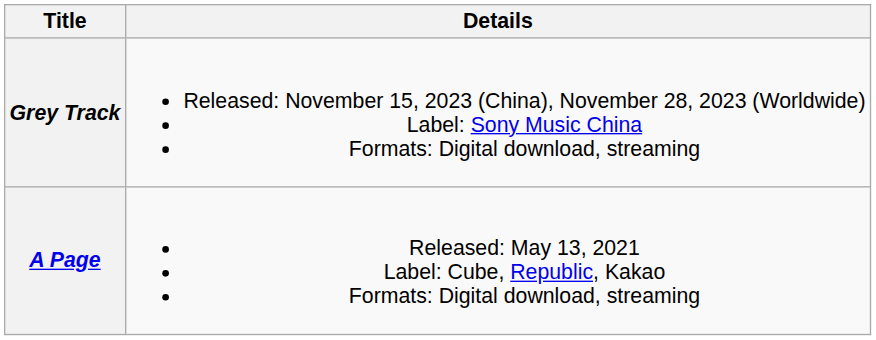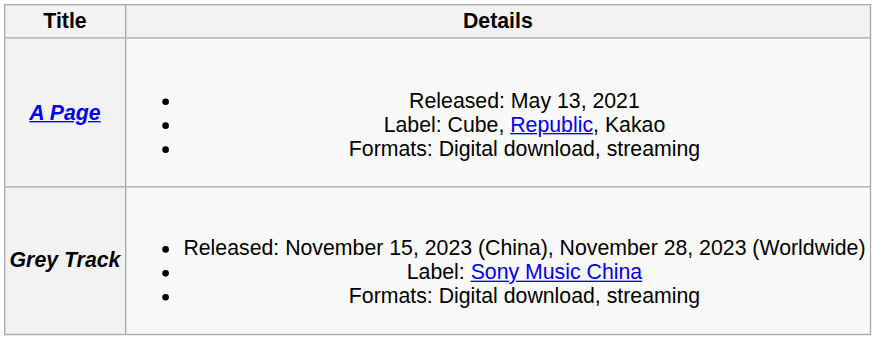rows swapped: (65, 260) <-> (65, 112)
